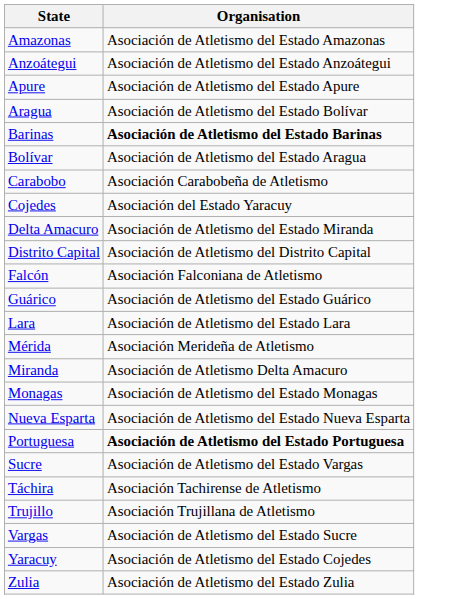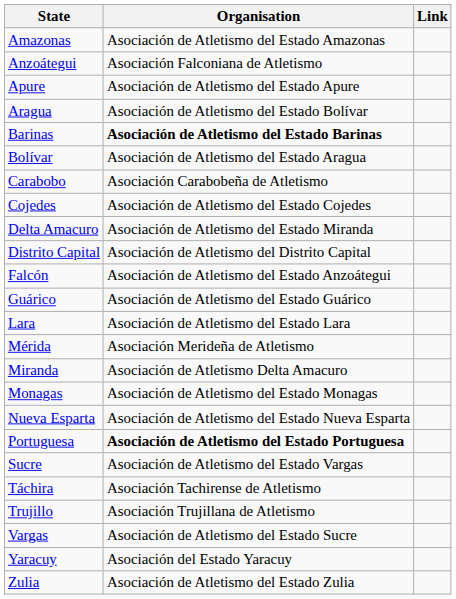+ column: (432, 16)
(249, 63) Asociación de Atletismo del Estado Anzoátegui -> (215, 63) Asociación Falconiana de Atletismo
(199, 205) Asociación del Estado Yaracuy -> (239, 205) Asociación de Atletismo del Estado Cojedes
(215, 275) Asociación Falconiana de Atletismo -> (249, 275) Asociación de Atletismo del Estado Anzoátegui
(239, 559) Asociación de Atletismo del Estado Cojedes -> (199, 559) Asociación del Estado Yaracuy
